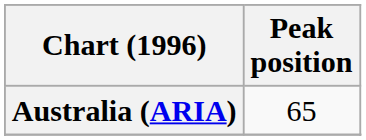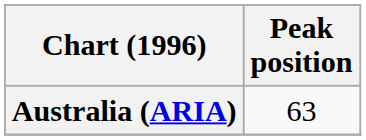(301, 109) 65 -> (301, 109) 63
